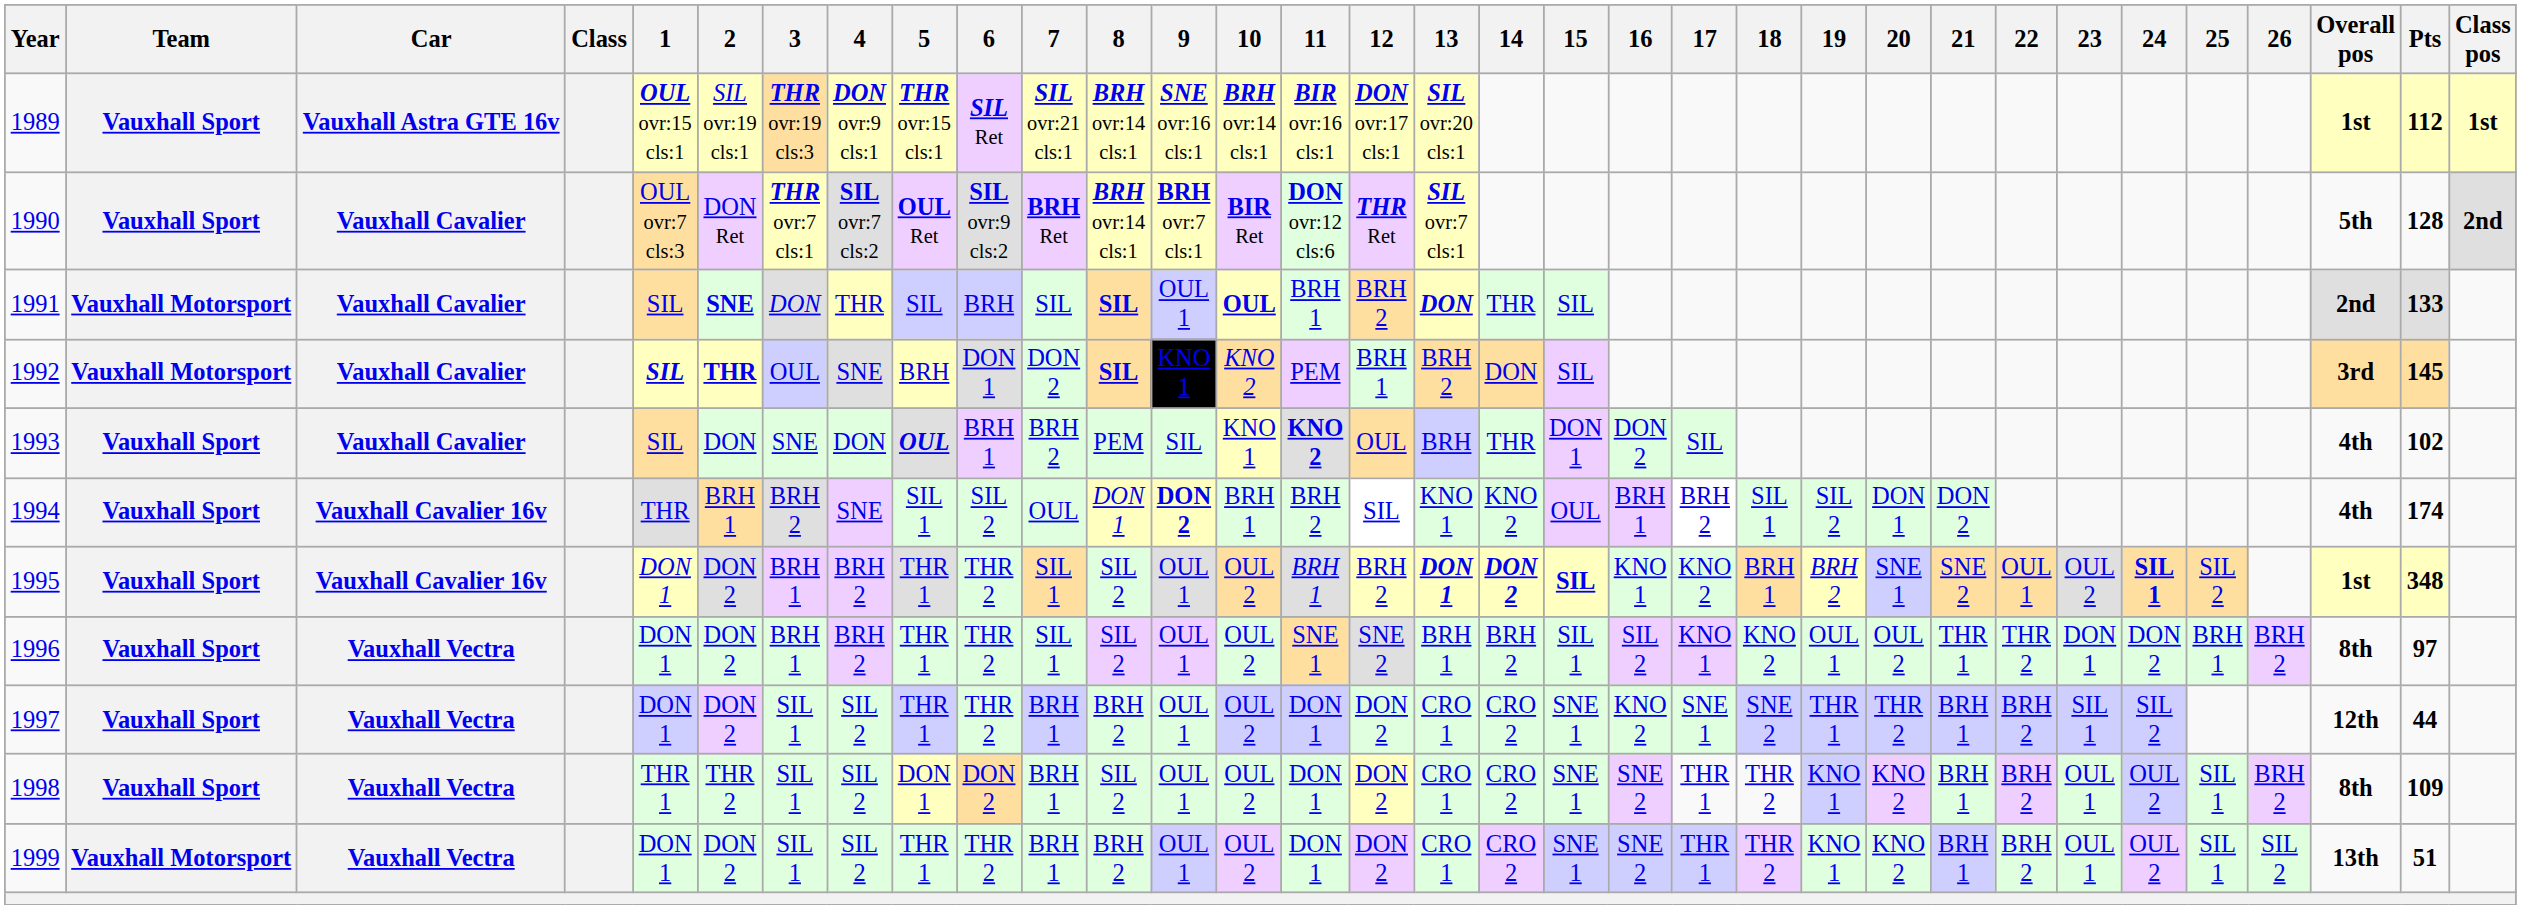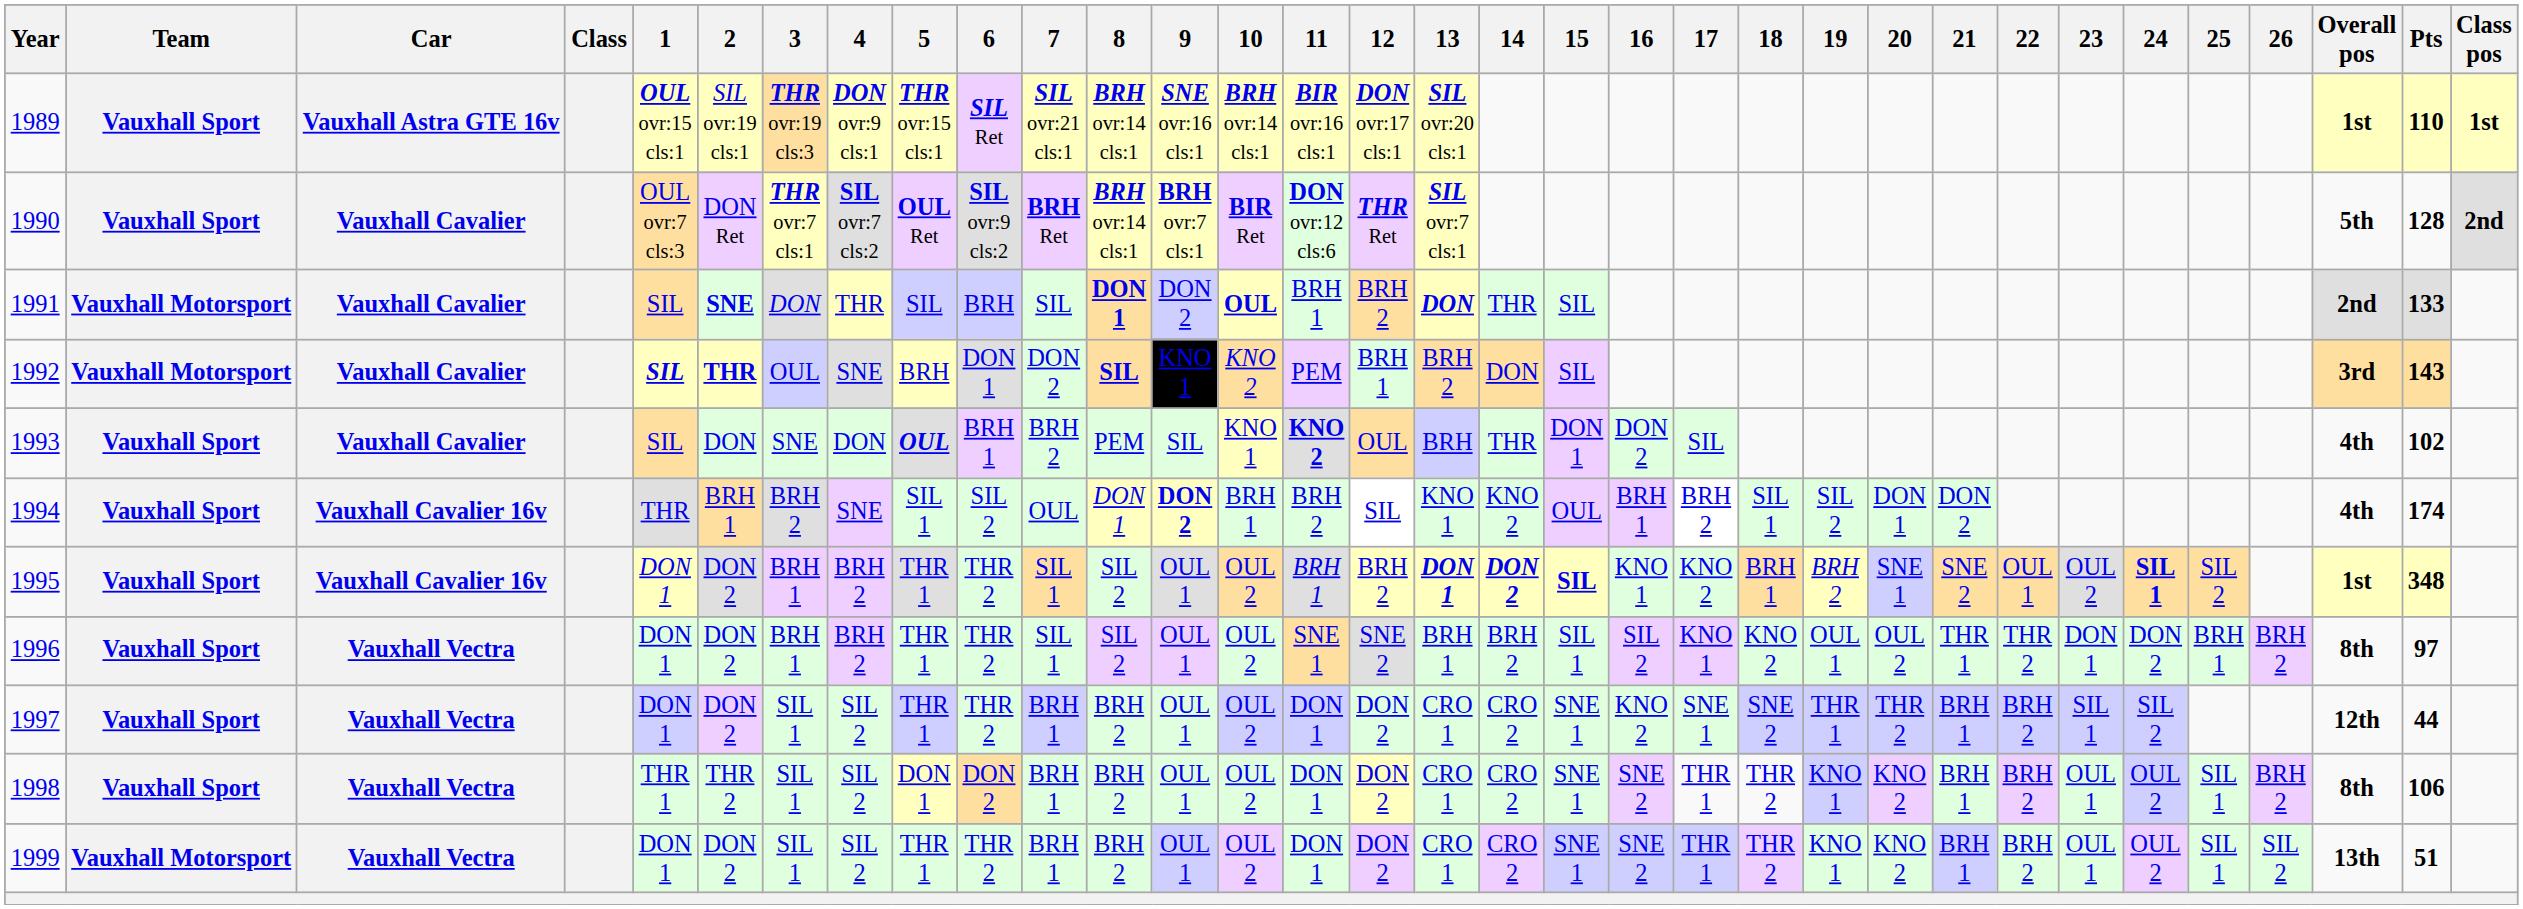(2425, 122) 112 -> (2426, 122) 110
(1118, 303) SIL -> (1119, 303) DON 1
(1184, 303) OUL 1 -> (1185, 303) DON 2
(2425, 373) 145 -> (2426, 373) 143
(1118, 788) SIL 2 -> (1119, 788) BRH 2
(2425, 788) 109 -> (2426, 788) 106
